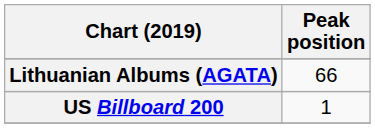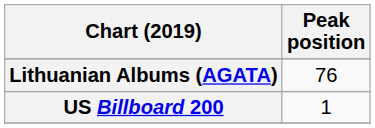(326, 75) 66 -> (326, 75) 76
